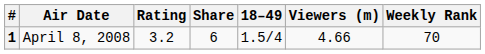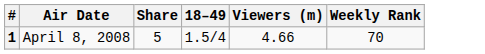- column: (162, 16)
(214, 38) 6 -> (157, 38) 5
